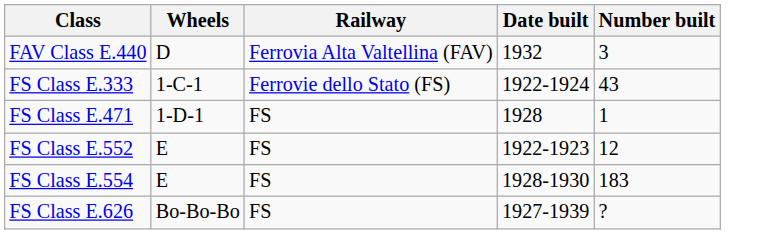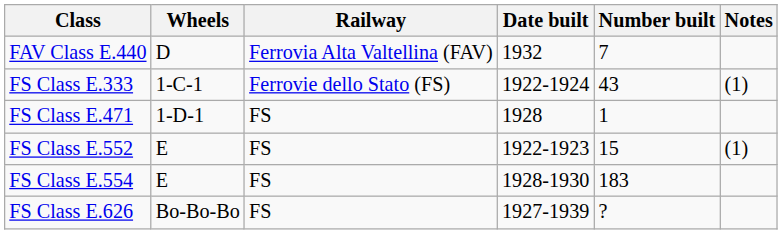+ column: (749, 20)
(604, 52) 3 -> (604, 52) 7
(609, 148) 12 -> (609, 148) 15
